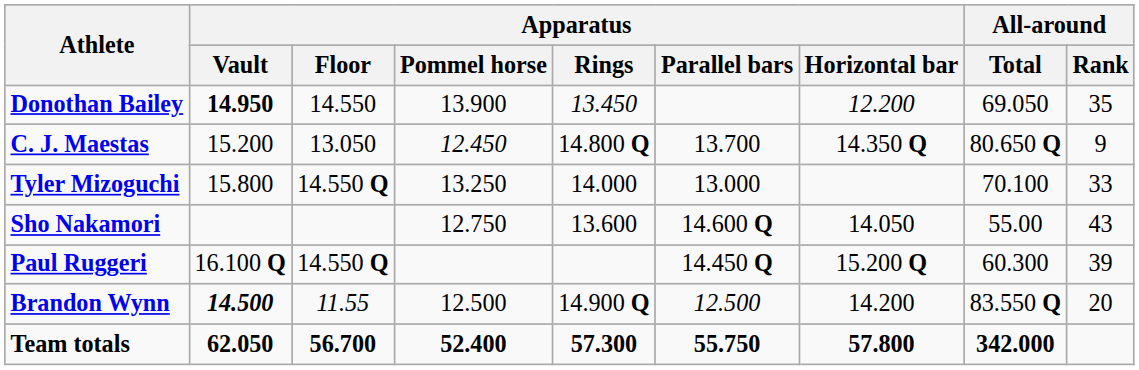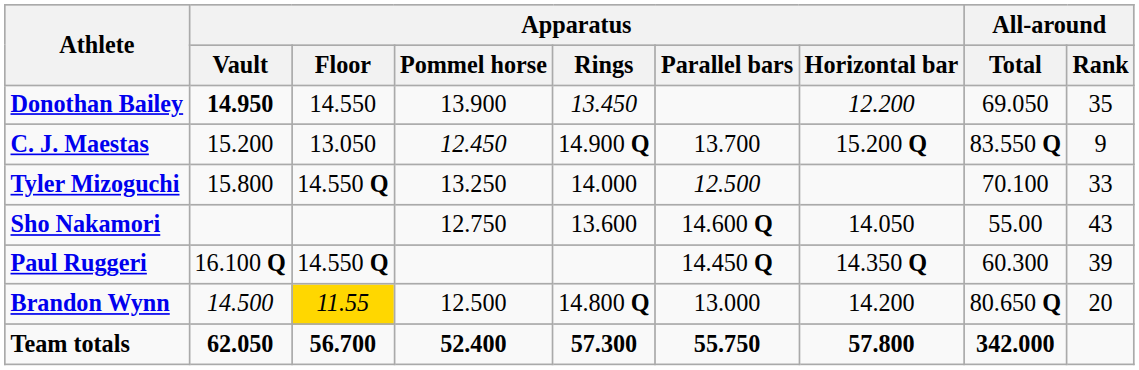(604, 144) 14.800 Q -> (604, 144) 14.900 Q
(881, 144) 14.350 Q -> (881, 144) 15.200 Q
(1015, 144) 80.650 Q -> (1015, 144) 83.550 Q
(727, 184) 13.000 -> (727, 184) 12.500
(881, 264) 15.200 Q -> (881, 264) 14.350 Q
(240, 304) bold -> (240, 304) normal
(343, 304) no background -> (343, 304) gold background
(604, 304) 14.900 Q -> (604, 304) 14.800 Q
(727, 304) 12.500 -> (727, 304) 13.000
(1015, 304) 83.550 Q -> (1015, 304) 80.650 Q
